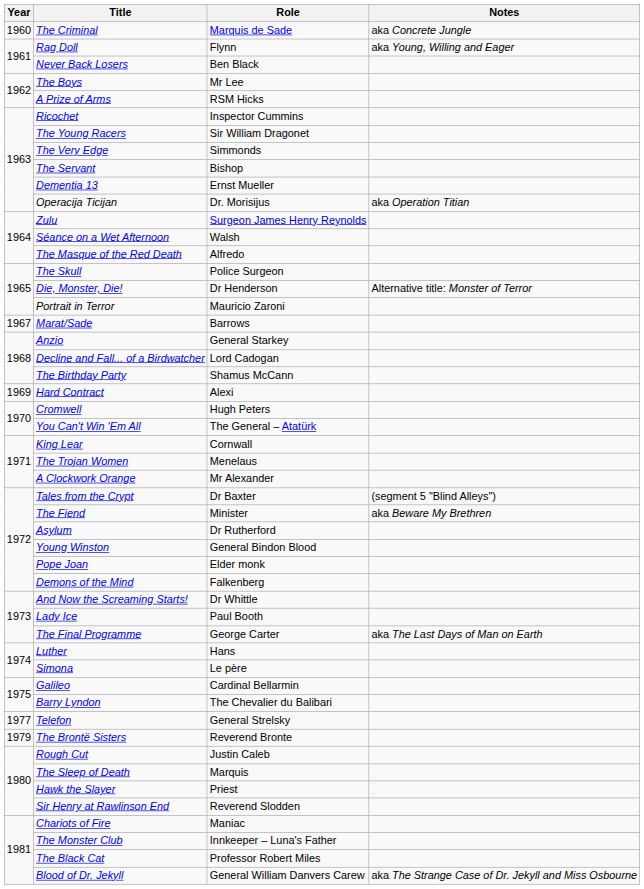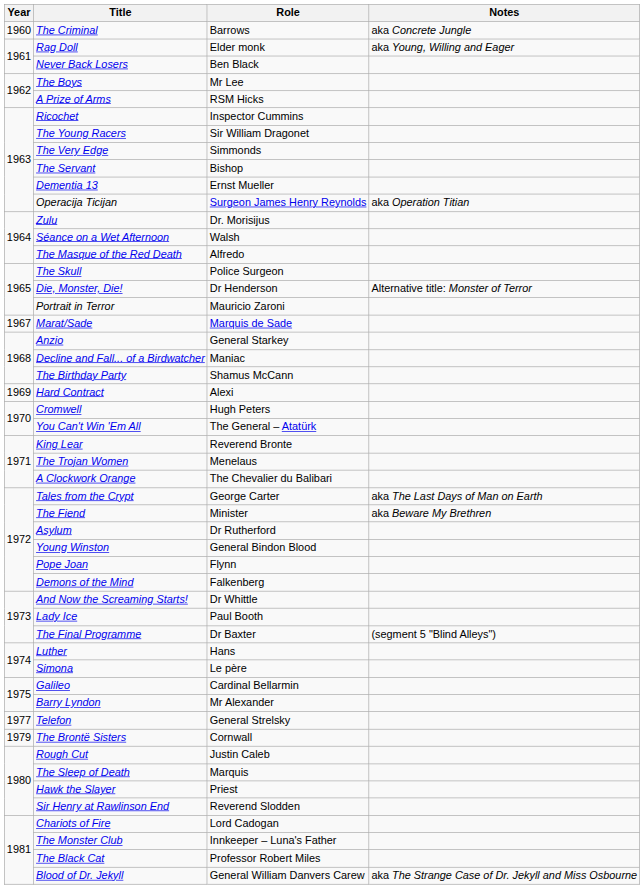(251, 30) Marquis de Sade -> (230, 30) Barrows
(223, 47) Flynn -> (237, 47) Elder monk
(240, 202) Dr. Morisijus -> (288, 202) Surgeon James Henry Reynolds
(288, 220) Surgeon James Henry Reynolds -> (240, 220) Dr. Morisijus
(230, 323) Barrows -> (251, 323) Marquis de Sade
(244, 358) Lord Cadogan -> (227, 358) Maniac
(231, 444) Cornwall -> (251, 444) Reverend Bronte
(242, 479) Mr Alexander -> (271, 479) The Chevalier du Balibari
(233, 496) Dr Baxter -> (245, 496) George Carter
(434, 496) (segment 5 "Blind Alleys") -> (457, 496) aka The Last Days of Man on Earth
(237, 565) Elder monk -> (223, 565) Flynn
(245, 634) George Carter -> (233, 634) Dr Baxter
(457, 634) aka The Last Days of Man on Earth -> (434, 634) (segment 5 "Blind Alleys")
(271, 703) The Chevalier du Balibari -> (242, 703) Mr Alexander
(251, 737) Reverend Bronte -> (231, 737) Cornwall
(227, 824) Maniac -> (244, 824) Lord Cadogan
